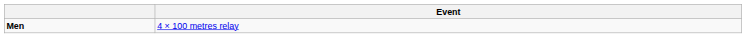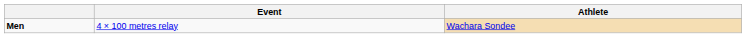+ column: (593, 12)
